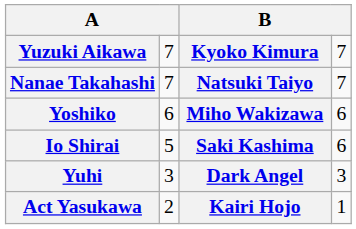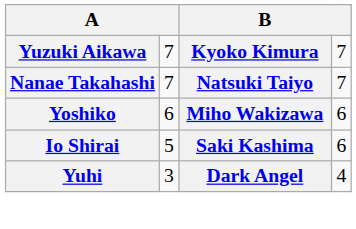(341, 176) 3 -> (341, 176) 4
- row: (82, 207)
